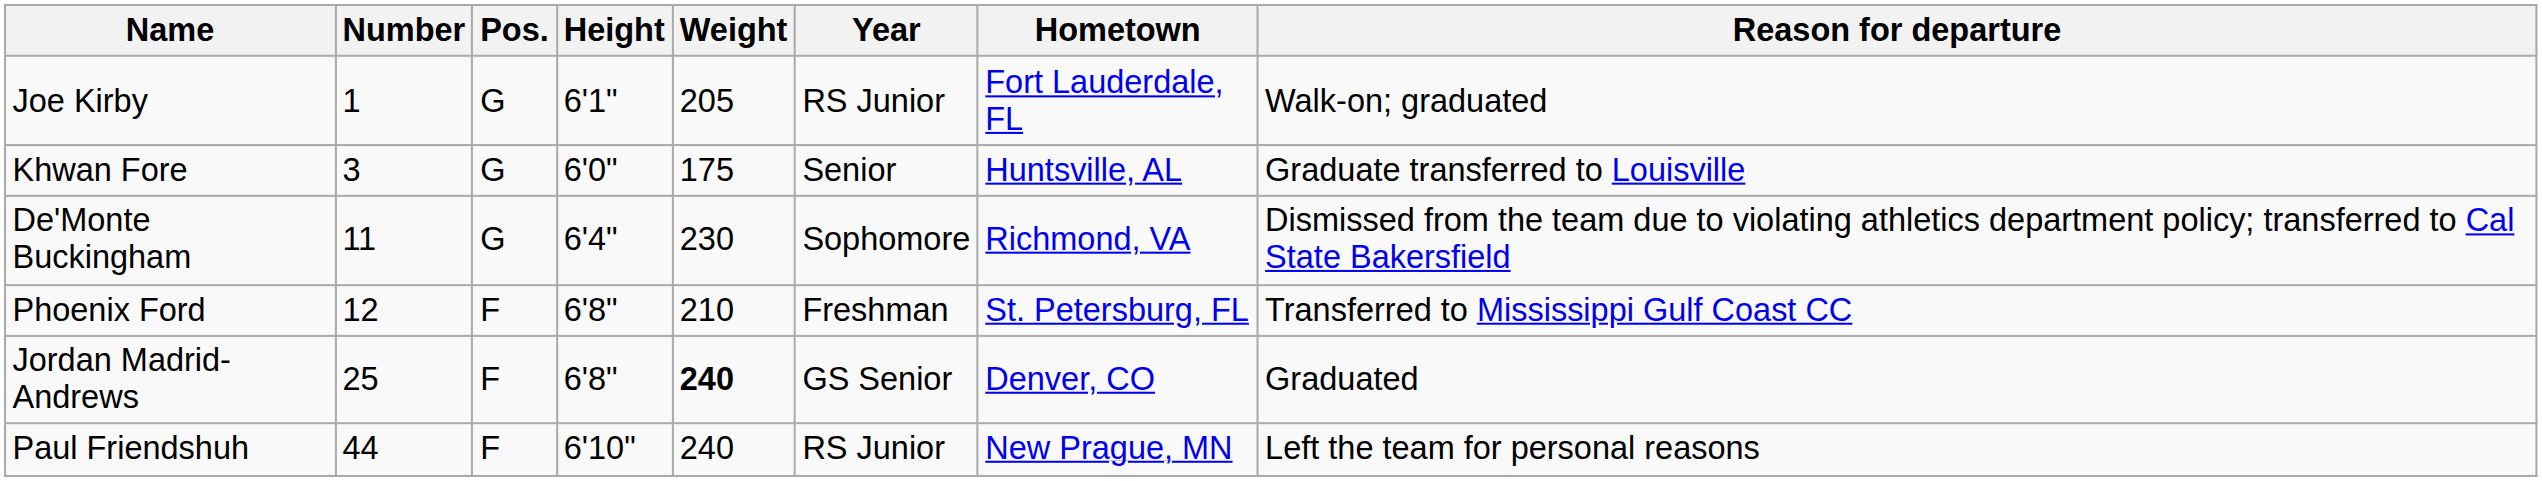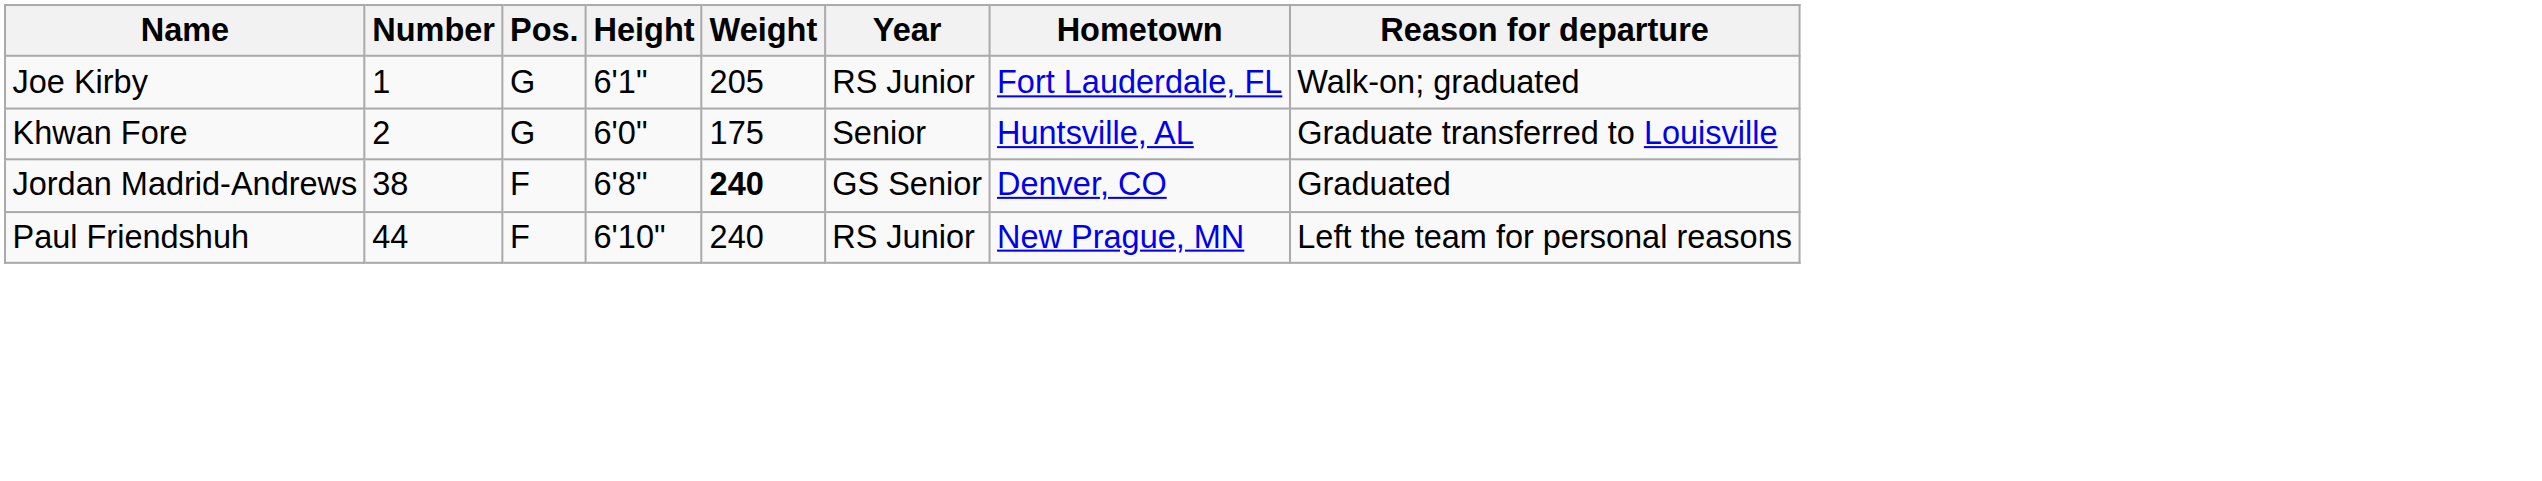(352, 169) 3 -> (381, 133) 2
- row: (102, 239)
- row: (109, 309)
(361, 379) 25 -> (390, 184) 38
